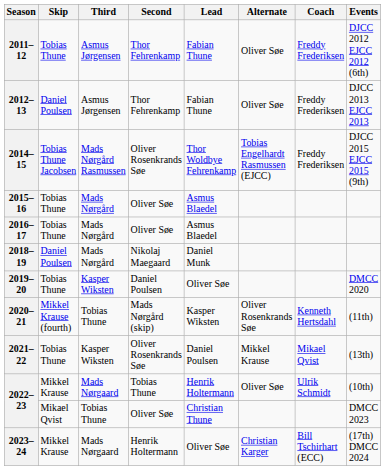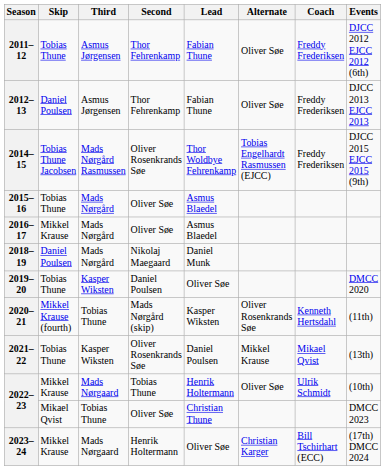(54, 230) Tobias Thune -> (55, 230) Mikkel Krause
